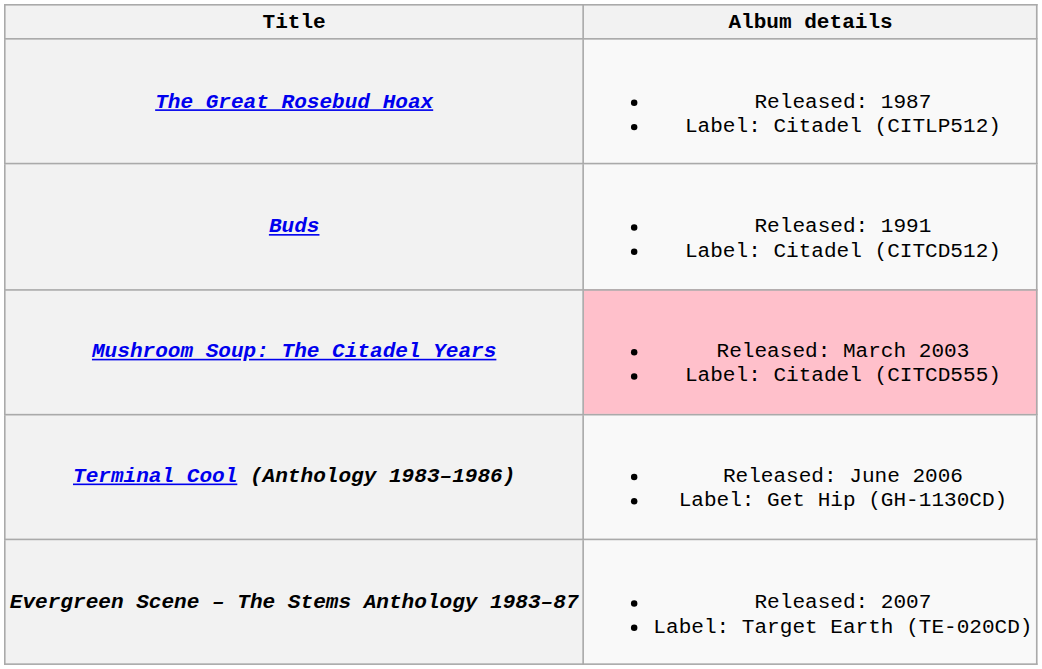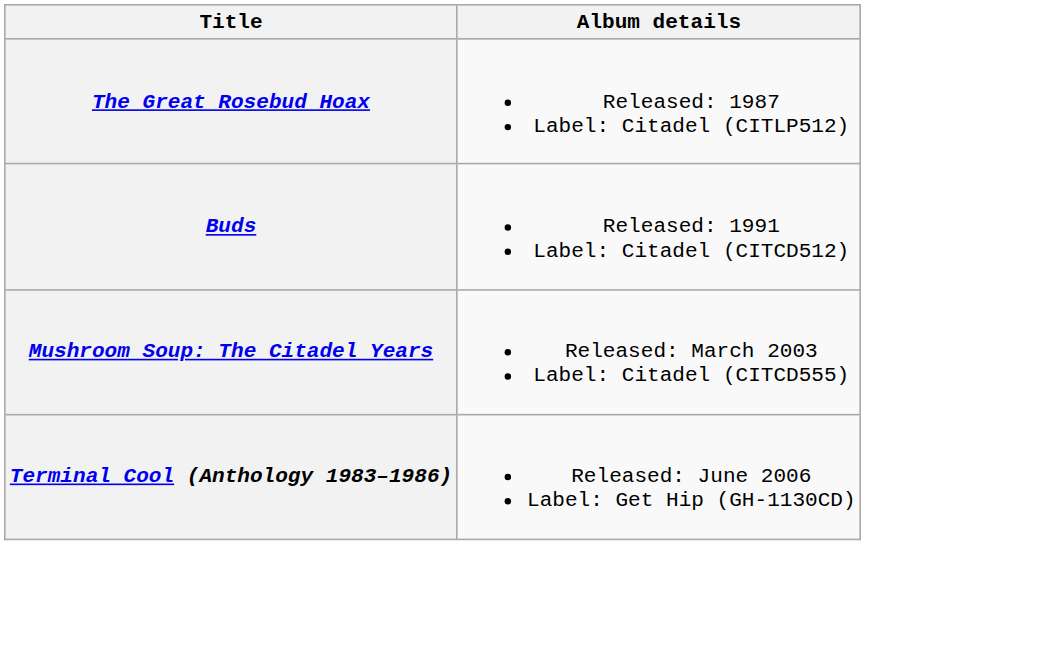(811, 364) pink background -> (659, 364) no background
- row: (294, 602)
